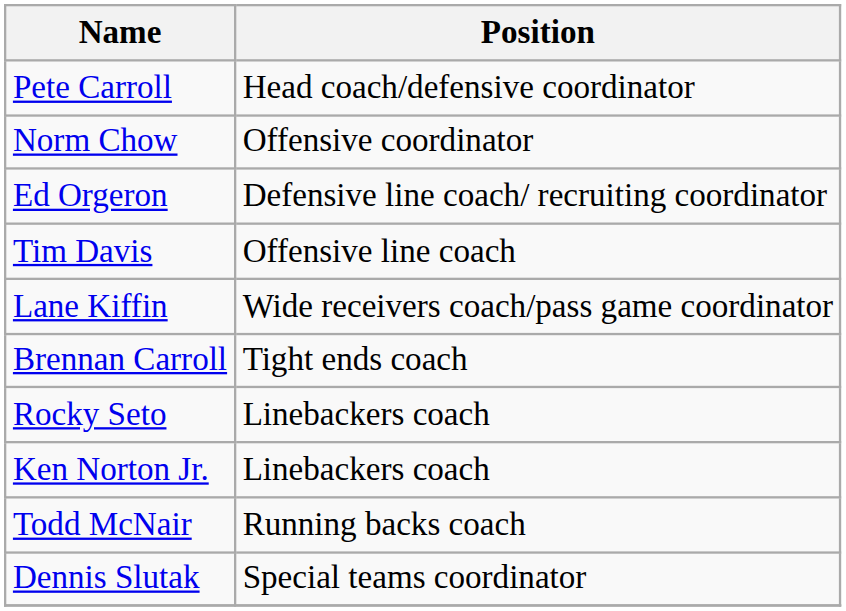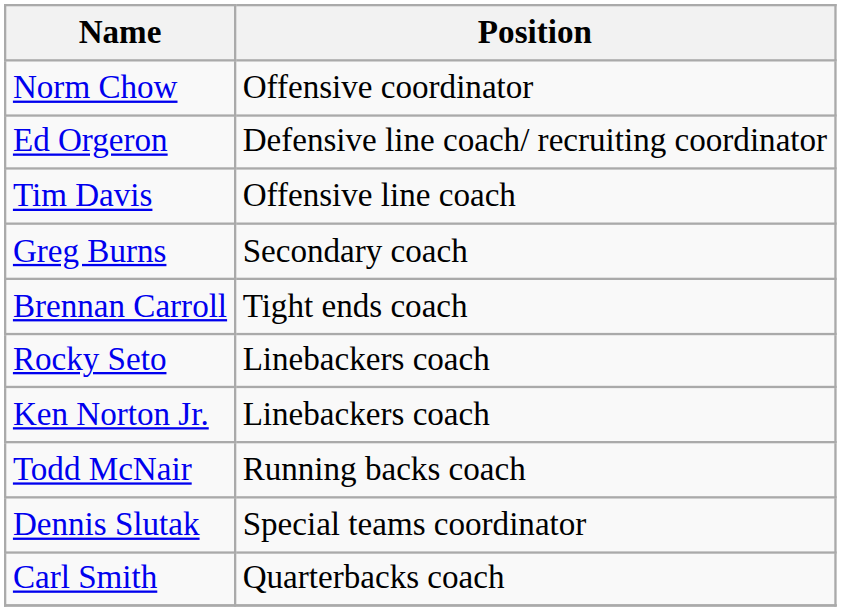- row: (92, 86)
+ row: (90, 250)
- row: (90, 305)
+ row: (85, 578)
